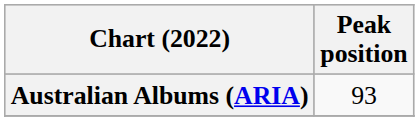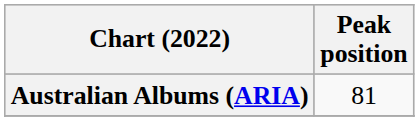(364, 94) 93 -> (364, 94) 81
